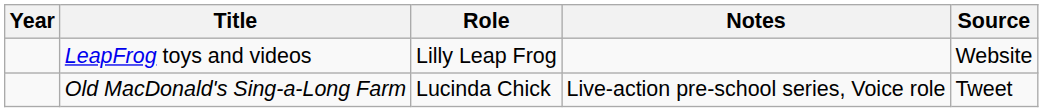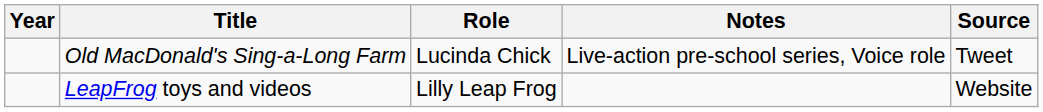rows swapped: (235, 89) <-> (188, 55)
